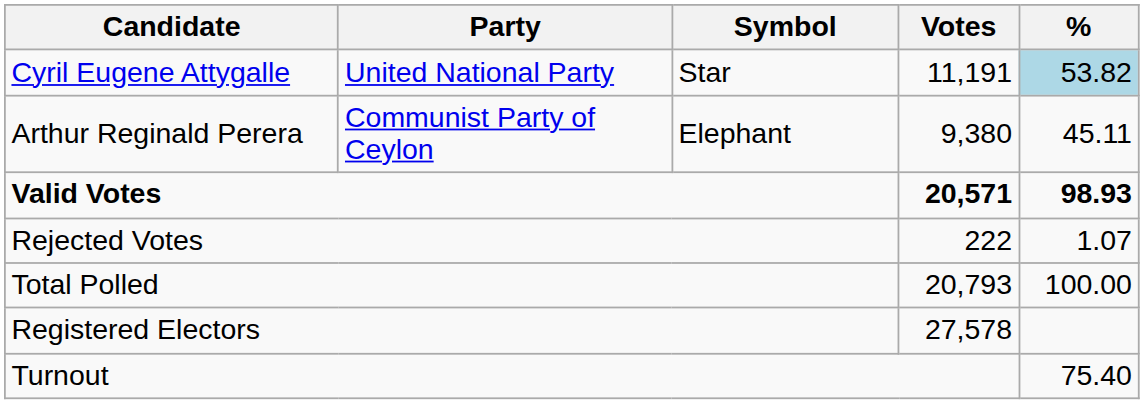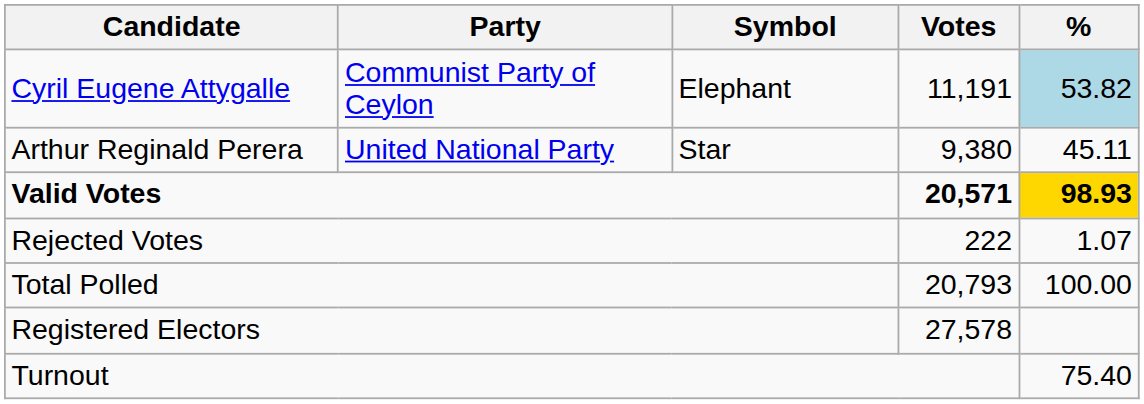(480, 72) United National Party -> (470, 88) Communist Party of Ceylon
(705, 72) Star -> (735, 88) Elephant
(470, 133) Communist Party of Ceylon -> (480, 149) United National Party
(735, 133) Elephant -> (705, 149) Star
(1096, 194) no background -> (1096, 194) gold background
